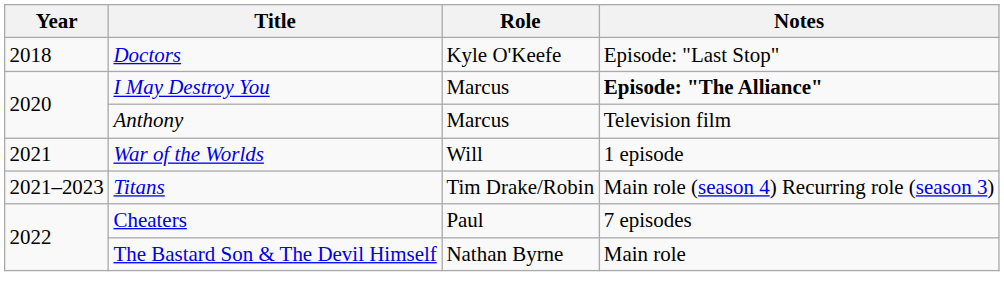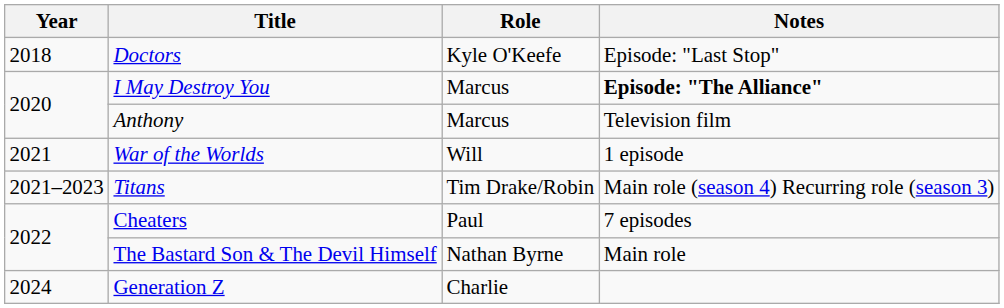+ row: (169, 287)
